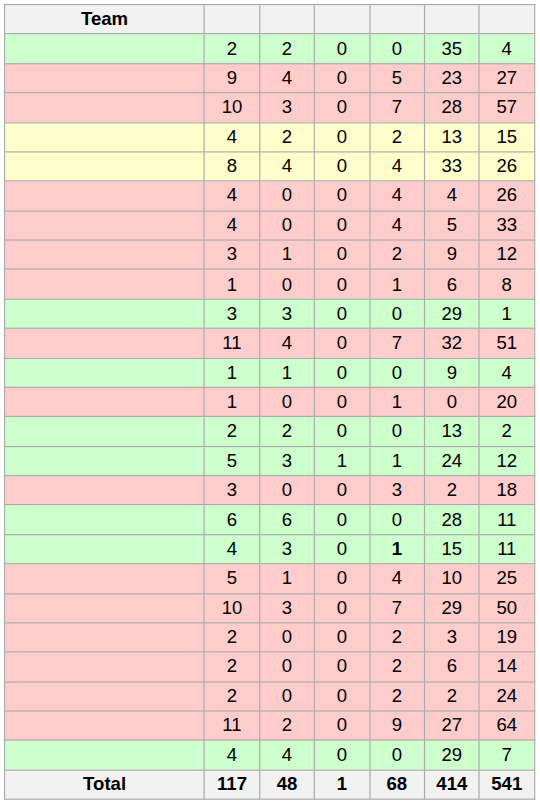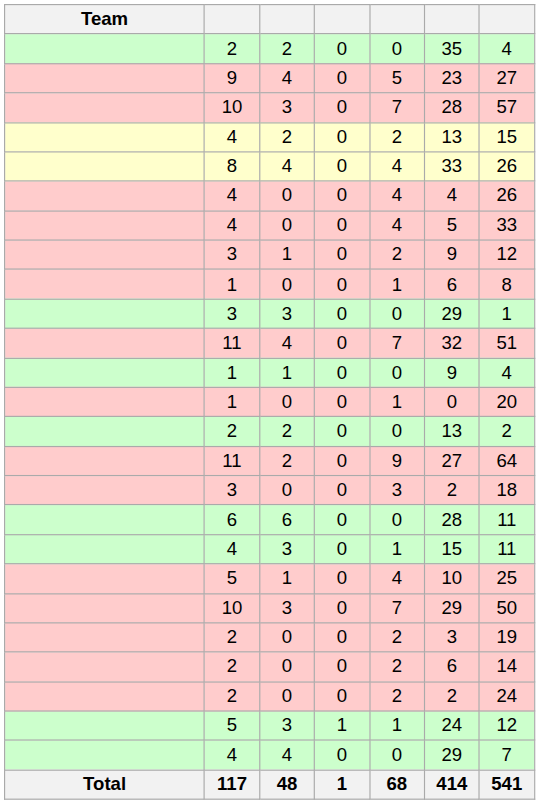rows swapped: (232, 460) <-> (232, 725)
(397, 549) bold -> (397, 549) normal
